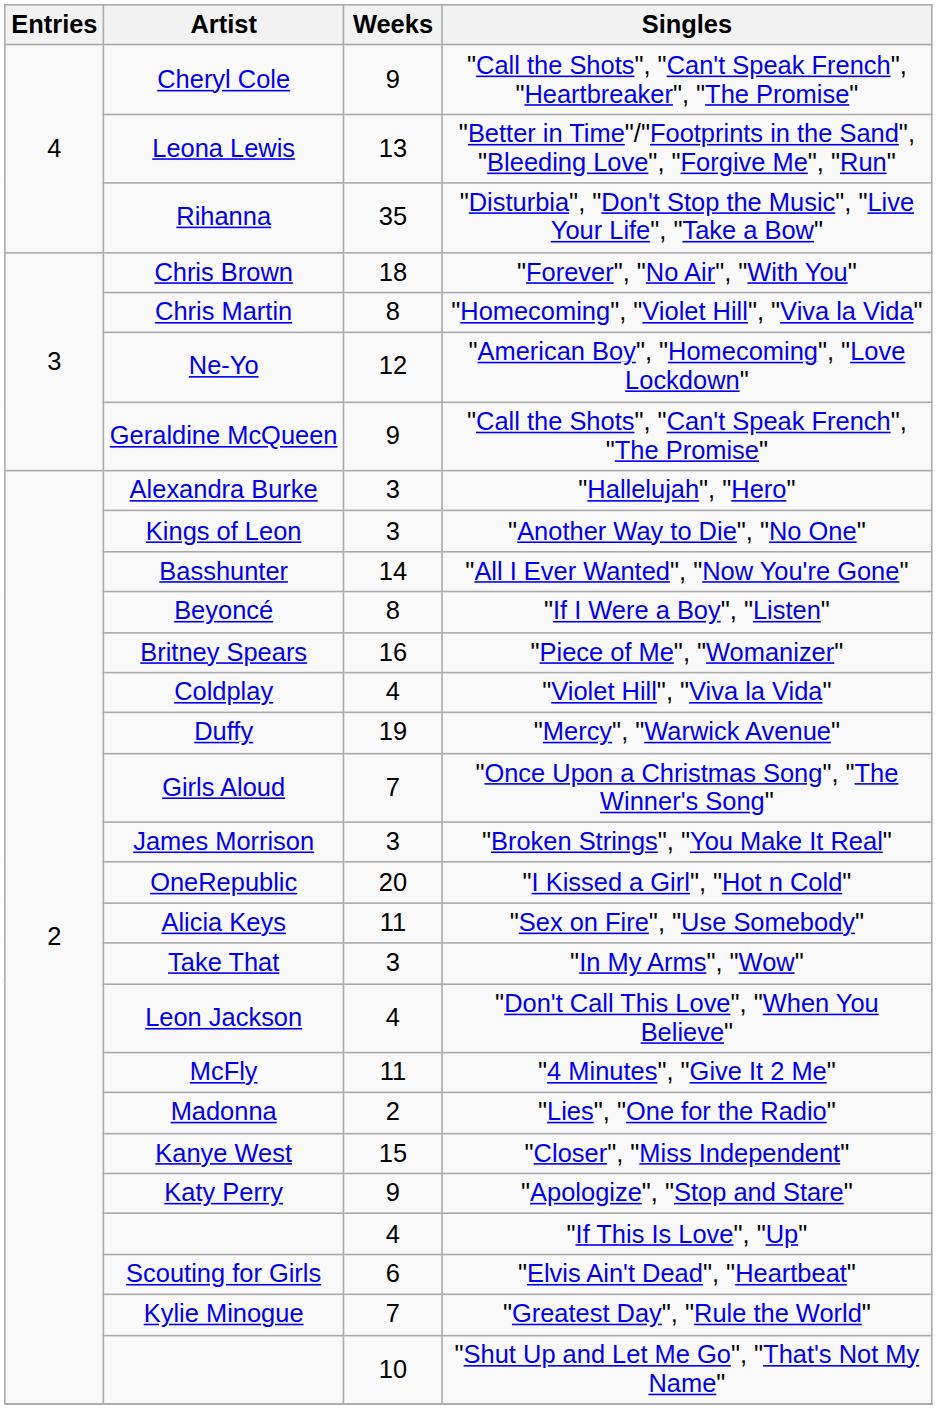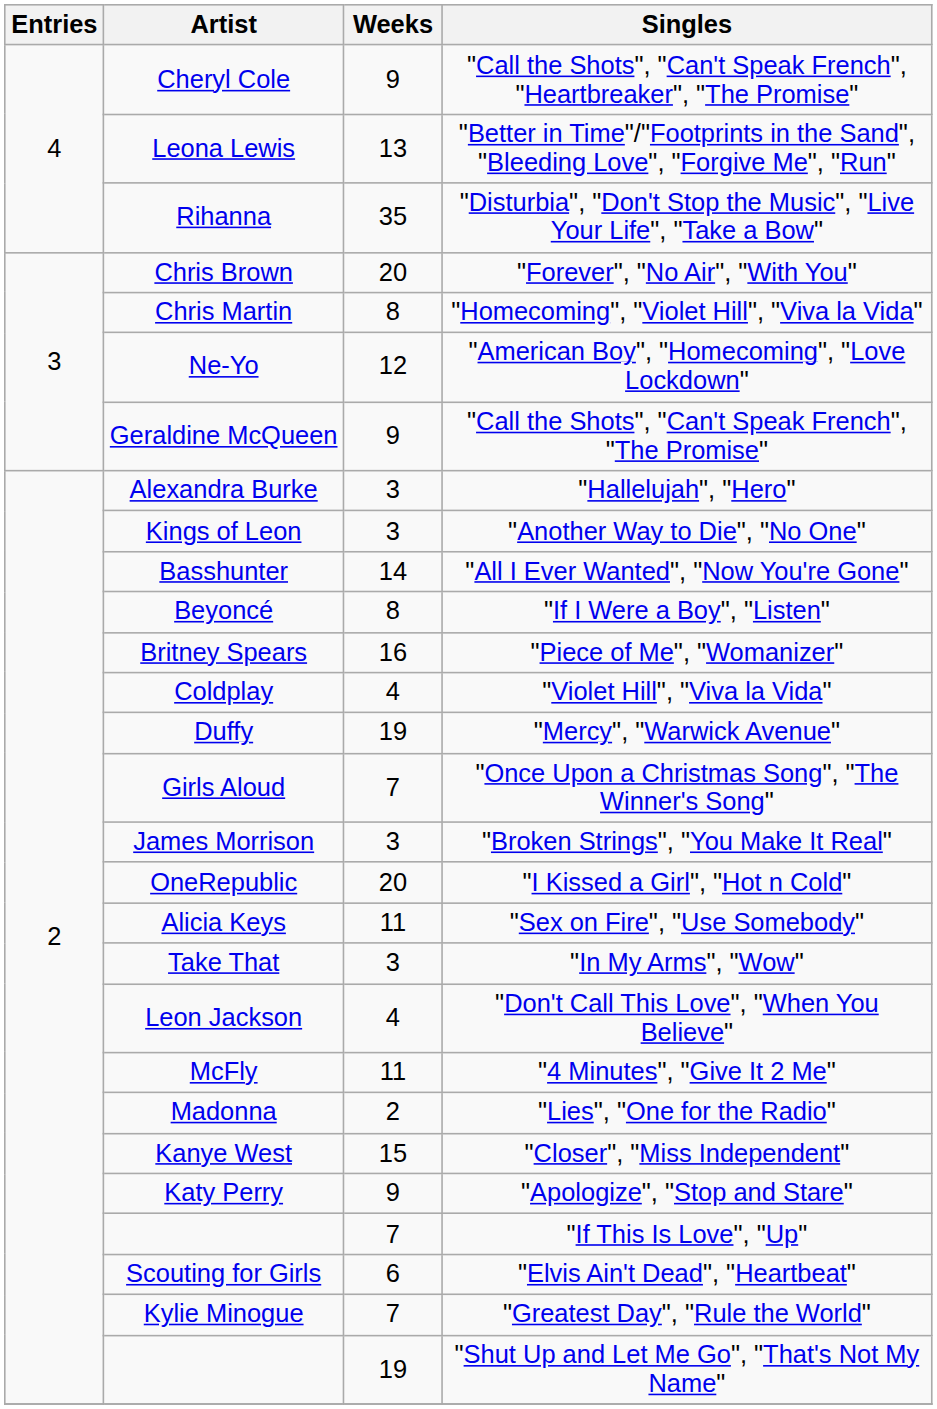(393, 271) 18 -> (393, 271) 20
(393, 1233) 4 -> (393, 1233) 7
(393, 1369) 10 -> (393, 1369) 19
